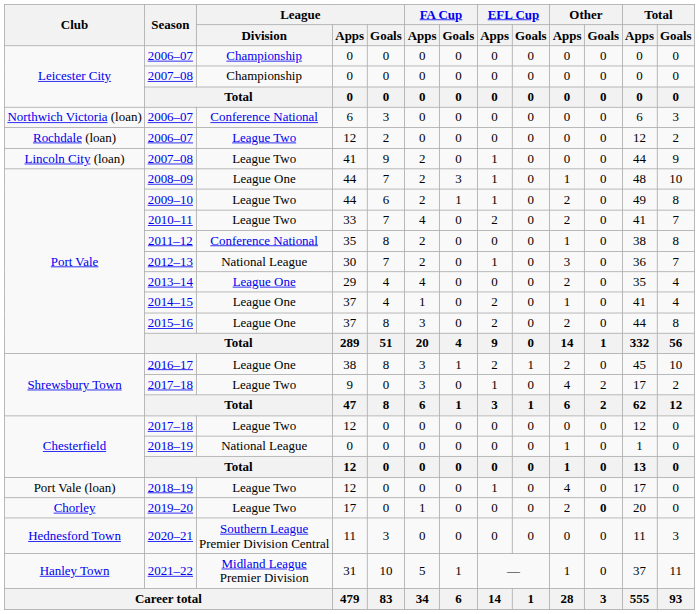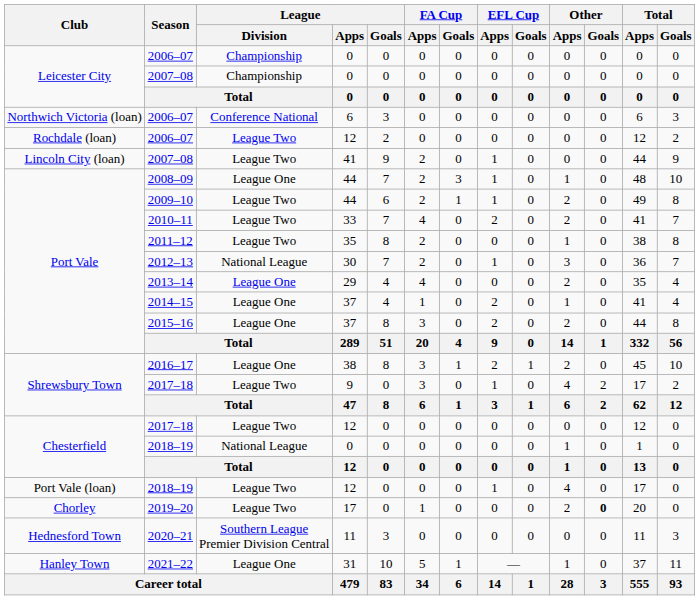(264, 240) Conference National -> (264, 240) League Two
(264, 571) Midland League Premier Division -> (264, 563) League One
